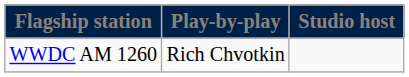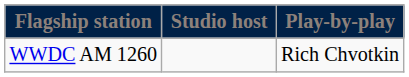columns swapped: (226, 21) <-> (347, 21)
